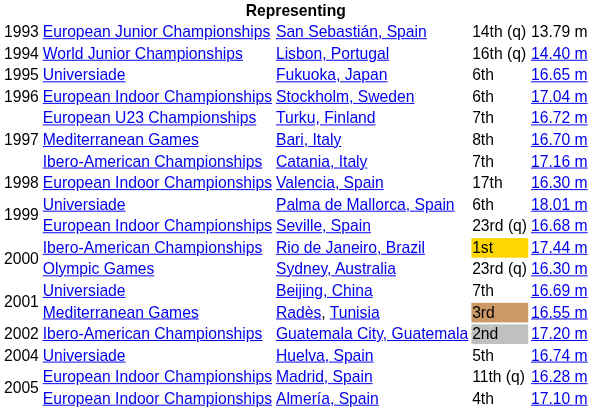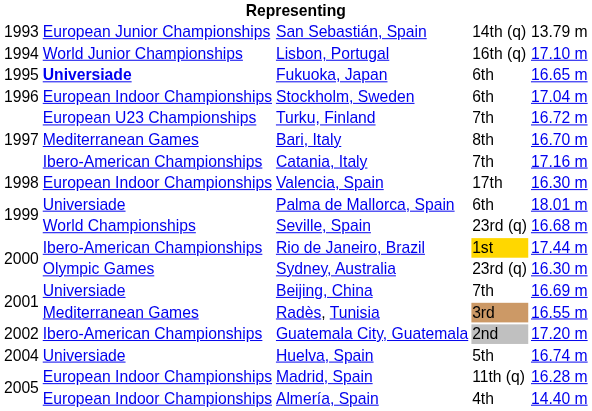(559, 53) 14.40 m -> (559, 53) 17.10 m
(84, 75) normal -> (87, 75) bold
(157, 226) European Indoor Championships -> (119, 226) World Championships
(559, 398) 17.10 m -> (559, 398) 14.40 m
